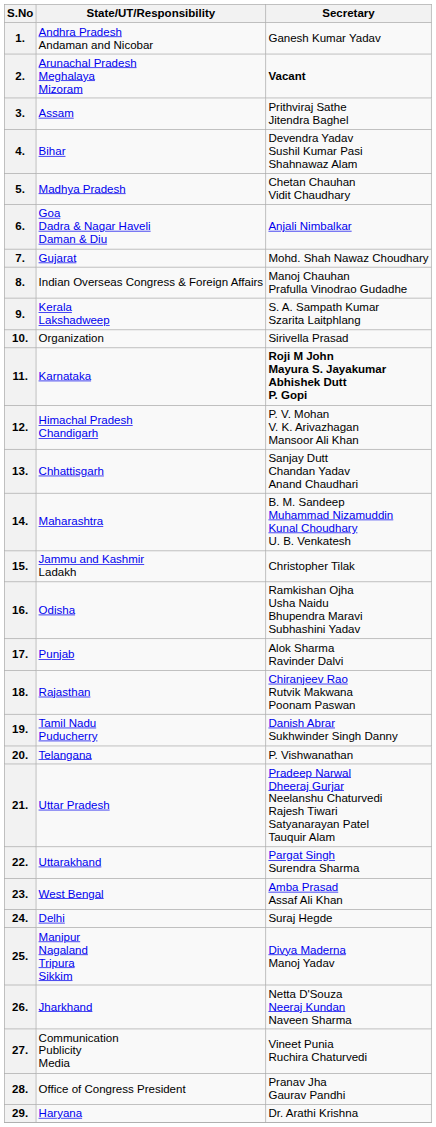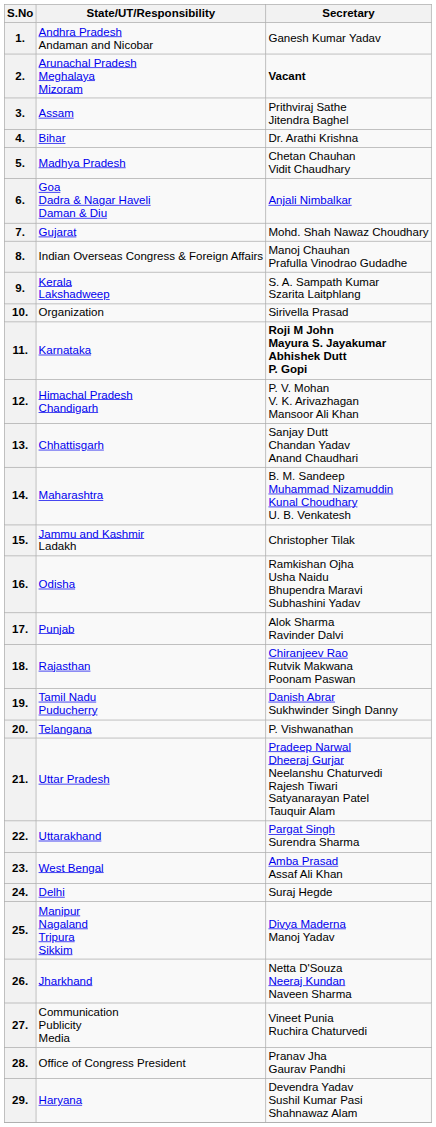(315, 151) Devendra Yadav Sushil Kumar Pasi Shahnawaz Alam -> (313, 138) Dr. Arathi Krishna
(313, 1113) Dr. Arathi Krishna -> (315, 1100) Devendra Yadav Sushil Kumar Pasi Shahnawaz Alam
